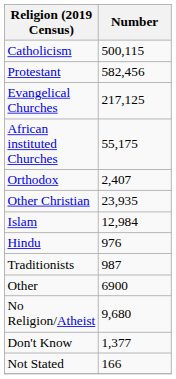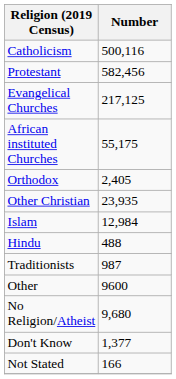(123, 51) 500,115 -> (123, 51) 500,116
(116, 180) 2,407 -> (116, 180) 2,405
(111, 243) 976 -> (111, 243) 488
(115, 285) 6900 -> (115, 285) 9600
